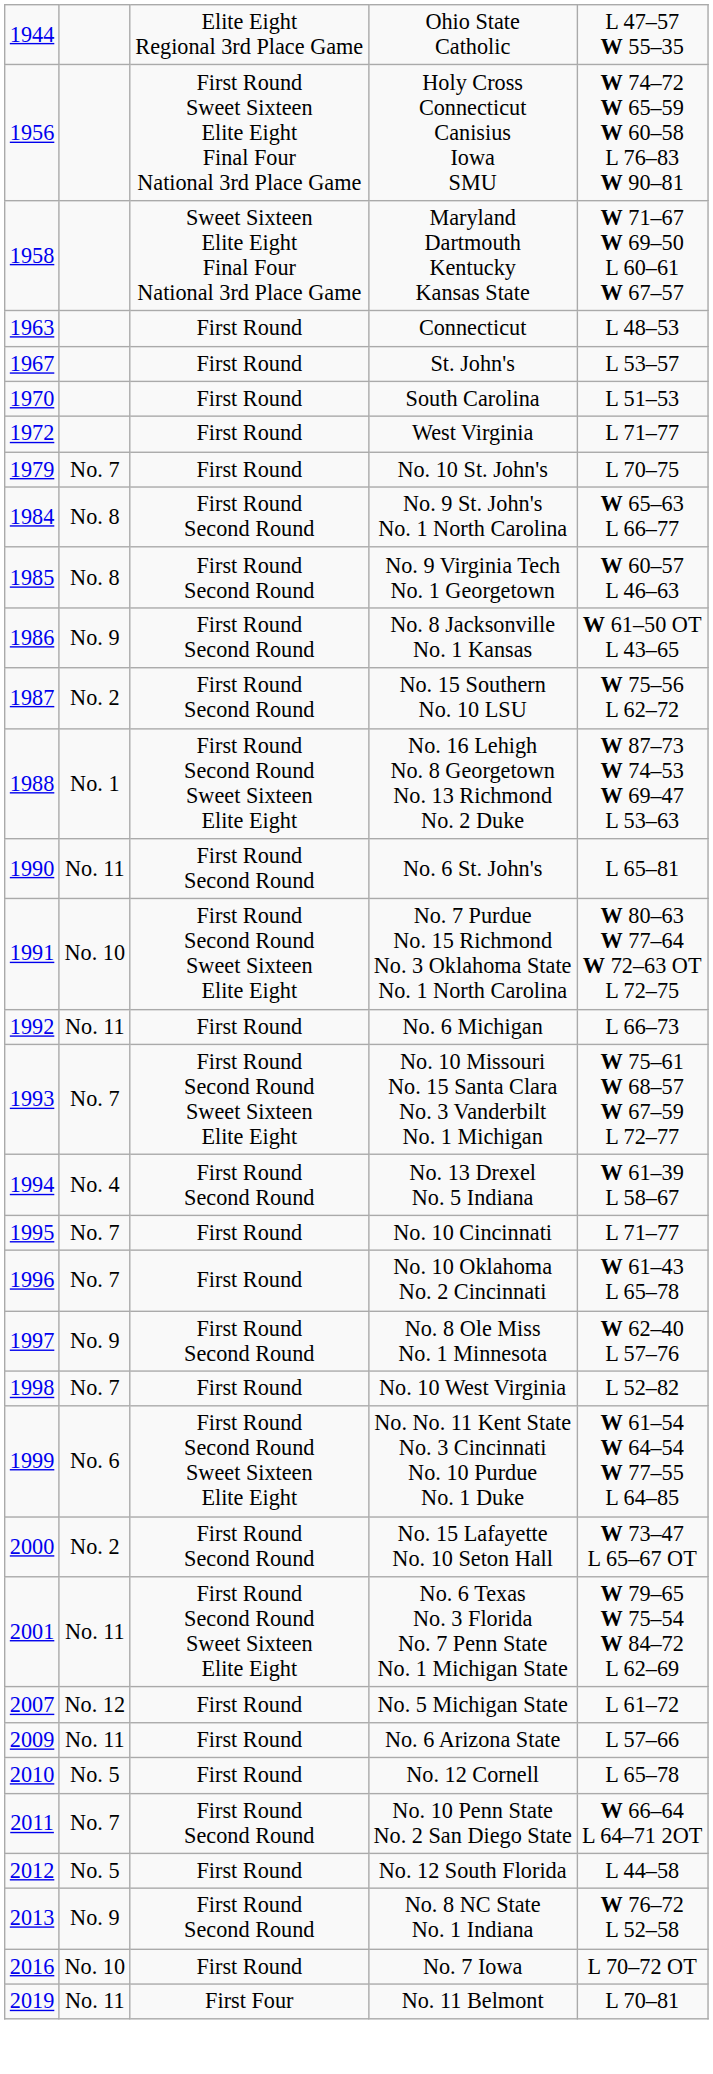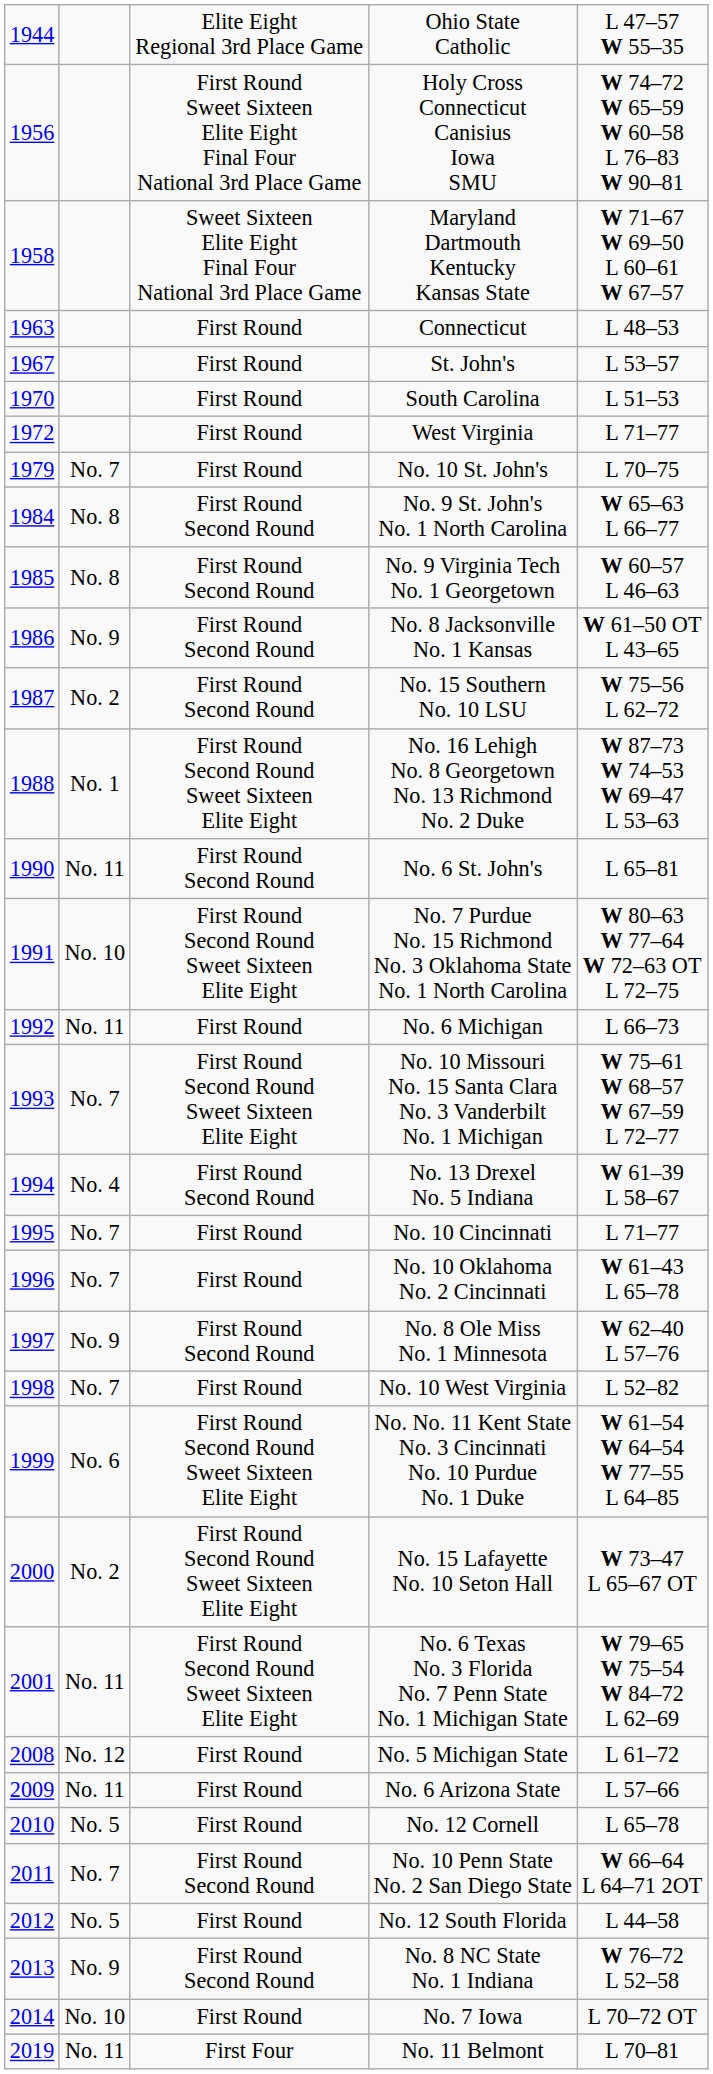(249, 1546) First Round Second Round -> (249, 1571) First Round Second Round Sweet Sixteen Elite Eight
(32, 1704) 2007 -> (32, 1754) 2008
(32, 1966) 2016 -> (32, 2016) 2014
